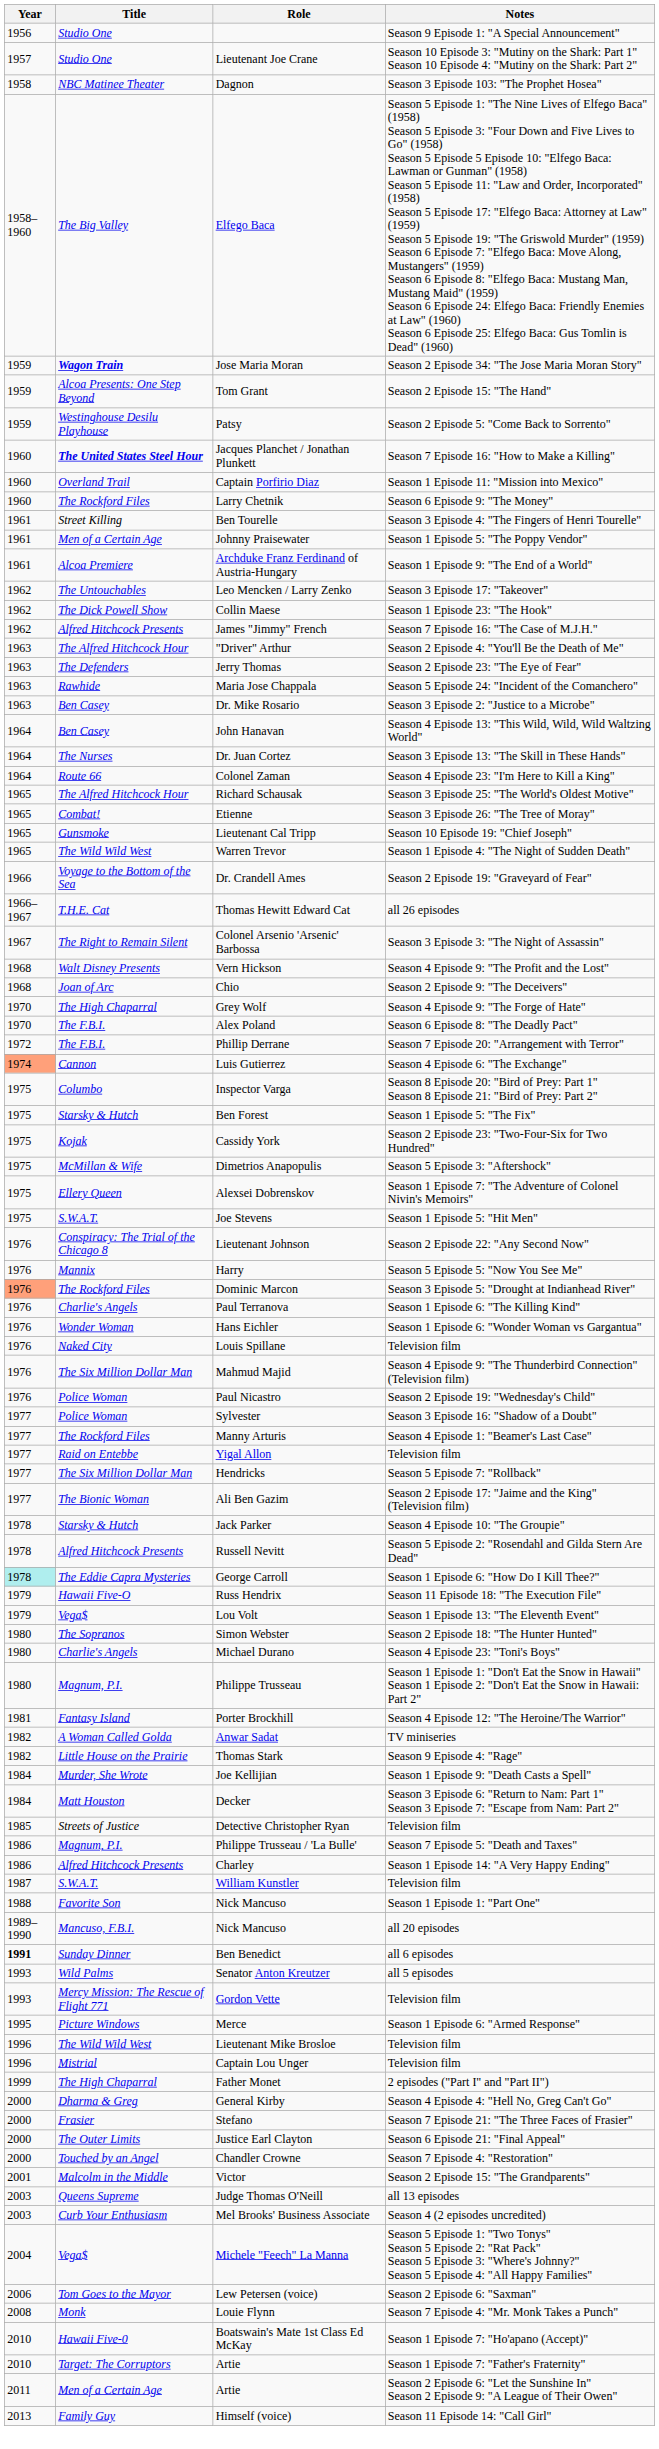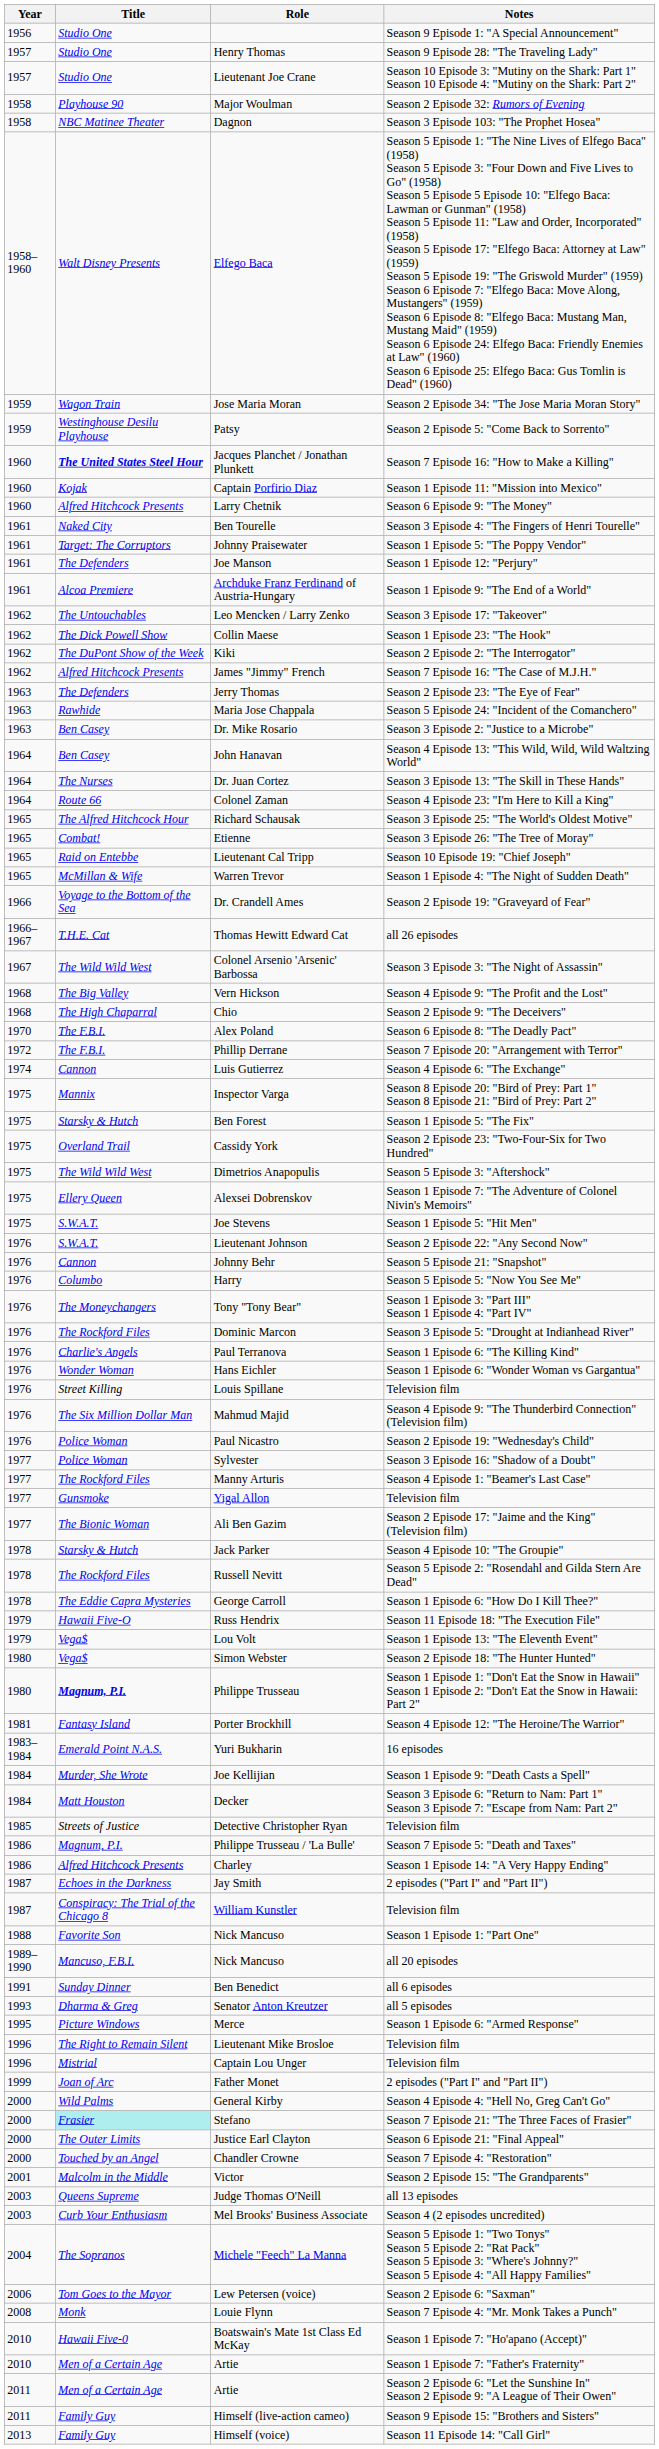+ row: (249, 52)
+ row: (253, 103)
(93, 225) The Big Valley -> (109, 263) Walt Disney Presents
(91, 365) bold -> (89, 403) normal
- row: (242, 391)
(94, 482) Overland Trail -> (73, 487) Kojak
(104, 501) The Rockford Files -> (121, 506) Alfred Hitchcock Presents
(90, 520) Street Killing -> (85, 525) Naked City
(110, 539) Men of a Certain Age -> (114, 544) Target: The Corruptors
+ row: (242, 563)
+ row: (224, 653)
- row: (253, 648)
(83, 832) Gunsmoke -> (98, 857) Raid on Entebbe
(105, 851) The Wild Wild West -> (100, 876) McMillan & Wife
(123, 942) The Right to Remain Silent -> (105, 967) The Wild Wild West
(109, 968) Walt Disney Presents -> (93, 993) The Big Valley
(86, 987) Joan of Arc -> (108, 1012) The High Chaparral
- row: (241, 1006)
(19, 1063) lightsalmon background -> (19, 1069) no background
(80, 1089) Columbo -> (77, 1094) Mannix
(72, 1140) Kojak -> (94, 1146) Overland Trail
(100, 1166) McMillan & Wife -> (105, 1172) The Wild Wild West
(126, 1244) Conspiracy: The Trial of the Chicago 8 -> (78, 1242) S.W.A.T.
+ row: (244, 1261)
(76, 1269) Mannix -> (80, 1280) Columbo
+ row: (257, 1306)
(19, 1288) lightsalmon background -> (19, 1332) no background
(85, 1346) Naked City -> (90, 1389) Street Killing
(98, 1454) Raid on Entebbe -> (84, 1498) Gunsmoke
- row: (240, 1473)
(121, 1551) Alfred Hitchcock Presents -> (104, 1575) The Rockford Files
(19, 1576) paleturquoise background -> (19, 1601) no background
(91, 1633) The Sopranos -> (73, 1658) Vega$
- row: (255, 1652)
(90, 1685) normal -> (92, 1691) bold
- row: (247, 1737)
- row: (249, 1756)
+ row: (248, 1749)
+ row: (237, 1883)
(78, 1883) S.W.A.T. -> (127, 1909) Conspiracy: The Trial of the Chicago 8
(19, 1954) bold -> (19, 1986) normal
(86, 1973) Wild Palms -> (98, 2005) Dharma & Greg
- row: (248, 1999)
(105, 2043) The Wild Wild West -> (123, 2043) The Right to Remain Silent
(107, 2082) The High Chaparral -> (86, 2082) Joan of Arc
(98, 2101) Dharma & Greg -> (86, 2101) Wild Palms
(76, 2120) no background -> (76, 2120) paleturquoise background
(73, 2254) Vega$ -> (91, 2254) The Sopranos
(114, 2364) Target: The Corruptors -> (110, 2364) Men of a Certain Age
+ row: (281, 2415)
